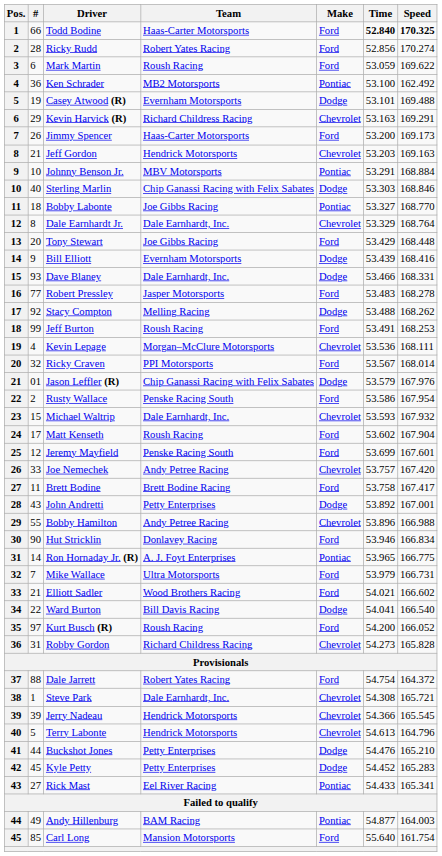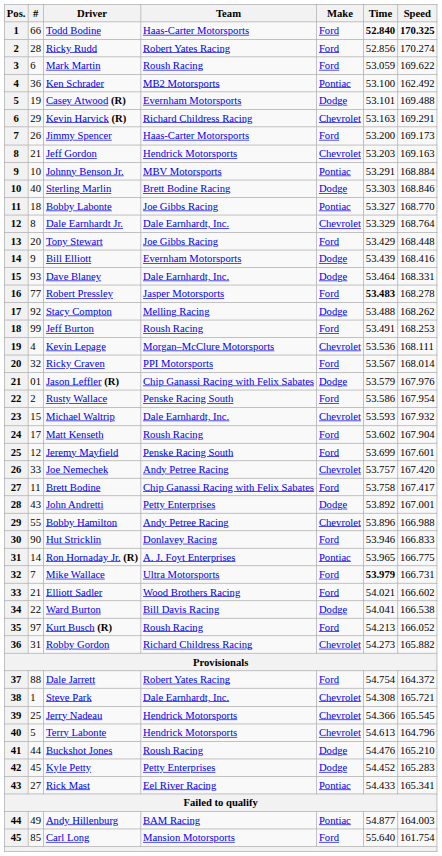(229, 188) Chip Ganassi Racing with Felix Sabates -> (187, 188) Brett Bodine Racing
(380, 276) 53.466 -> (380, 276) 53.464
(380, 294) normal -> (380, 294) bold
(187, 487) Brett Bodine Racing -> (229, 487) Chip Ganassi Racing with Felix Sabates
(417, 539) 166.834 -> (417, 539) 166.833
(380, 574) normal -> (380, 574) bold
(417, 609) 166.540 -> (417, 609) 166.538
(380, 627) 54.200 -> (380, 627) 54.213
(417, 645) 165.828 -> (417, 645) 165.882
(36, 715) 39 -> (36, 715) 25
(179, 750) Petty Enterprises -> (173, 750) Roush Racing
